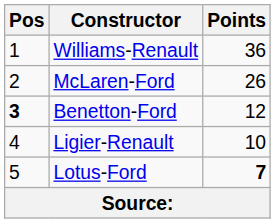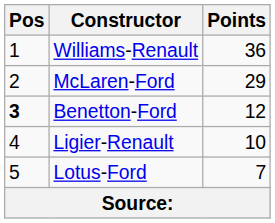(255, 81) 26 -> (255, 81) 29
(261, 173) bold -> (261, 173) normal
